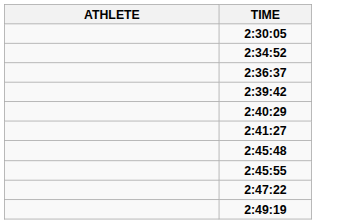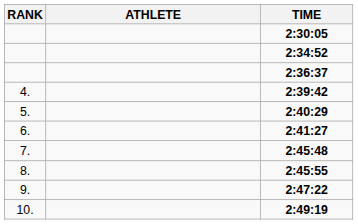+ column: (25, 14)
